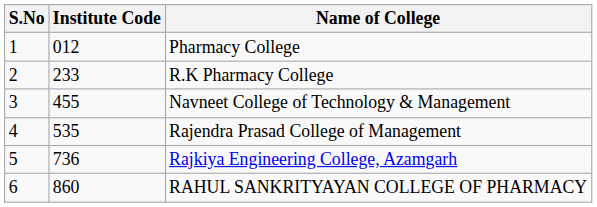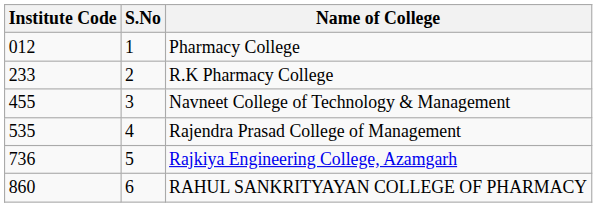columns swapped: (27, 18) <-> (107, 18)
